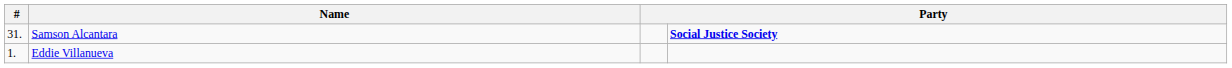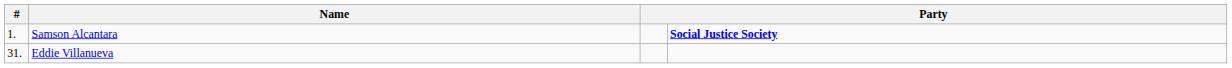(15, 34) 31. -> (12, 34) 1.
(12, 53) 1. -> (15, 53) 31.
